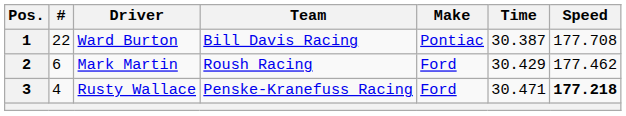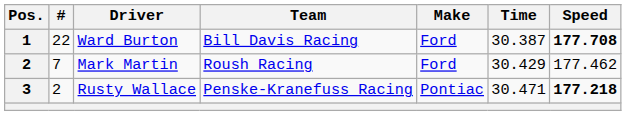(452, 42) Pontiac -> (438, 42) Ford
(585, 42) normal -> (585, 42) bold
(57, 66) 6 -> (57, 66) 7
(57, 91) 4 -> (57, 91) 2
(438, 91) Ford -> (452, 91) Pontiac
